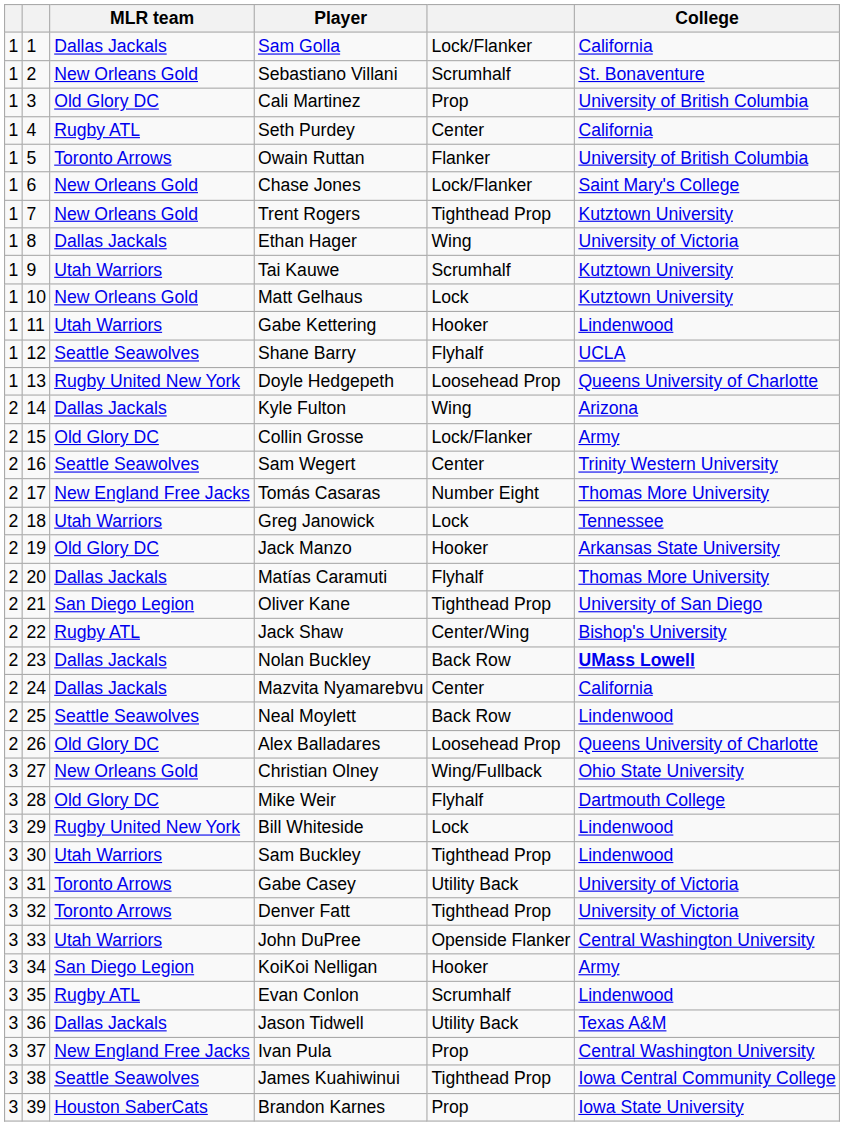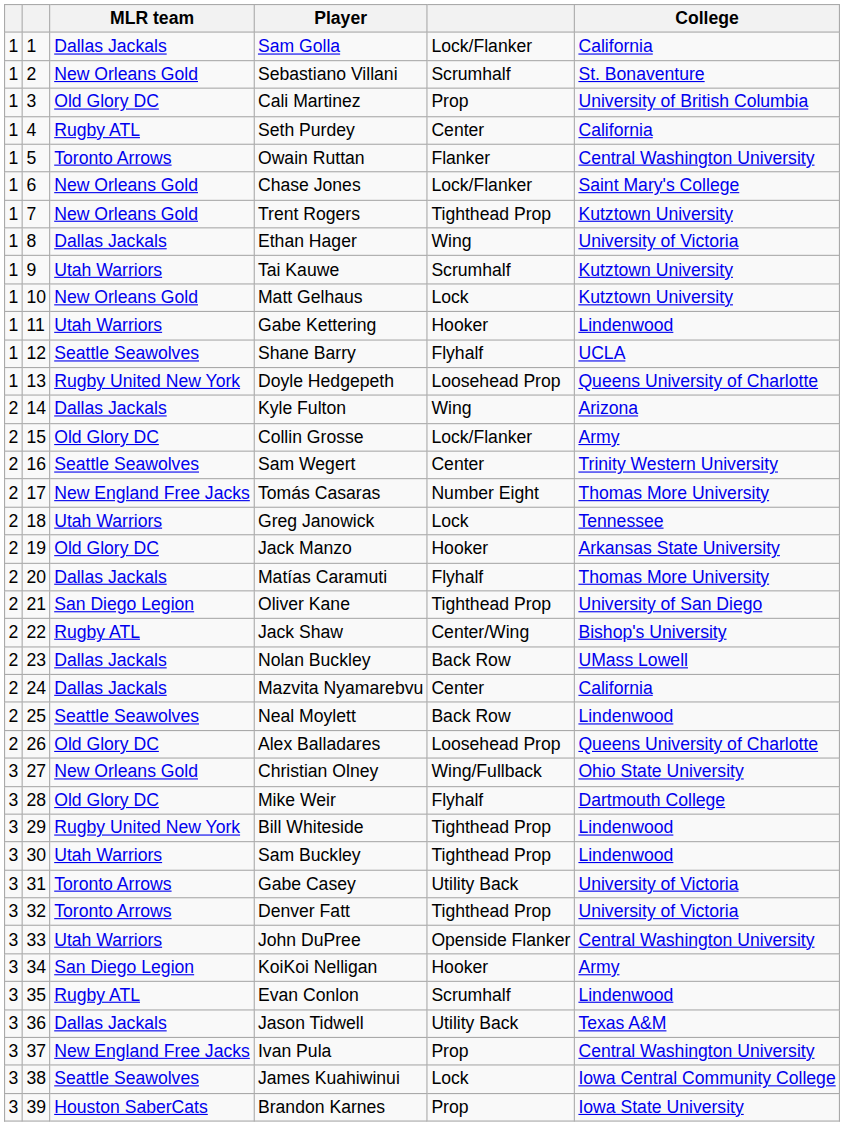(693, 158) University of British Columbia -> (696, 158) Central Washington University
(637, 660) bold -> (633, 660) normal
(450, 827) Lock -> (491, 827) Tighthead Prop
(491, 1079) Tighthead Prop -> (450, 1079) Lock
